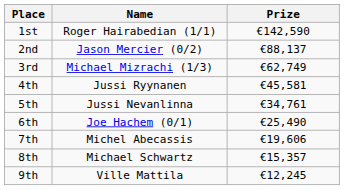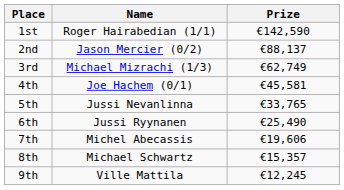(140, 85) Jussi Ryynanen -> (140, 85) Joe Hachem (0/1)
(283, 103) €34,761 -> (283, 103) €33,765
(140, 121) Joe Hachem (0/1) -> (140, 121) Jussi Ryynanen
